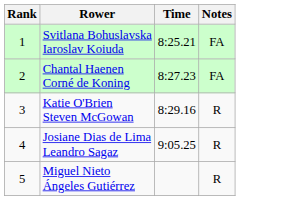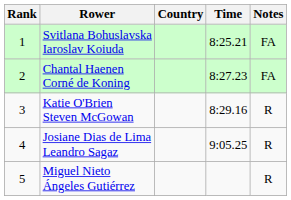+ column: (180, 14)
